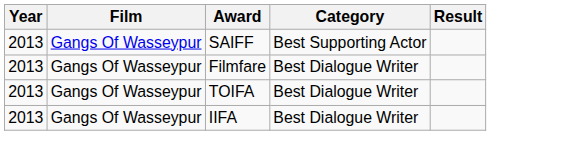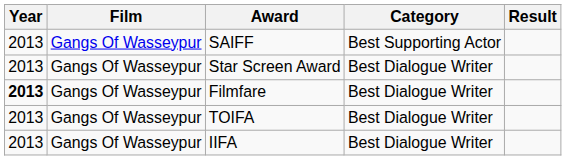+ row: (275, 67)
(26, 67) normal -> (26, 92) bold
